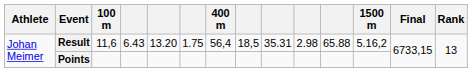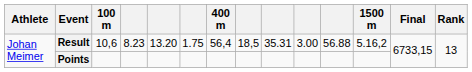(106, 43) 11,6 -> (106, 43) 10,6
(134, 43) 6.43 -> (134, 43) 8.23
(307, 43) 2.98 -> (307, 43) 3.00
(337, 43) 65.88 -> (337, 43) 56.88
